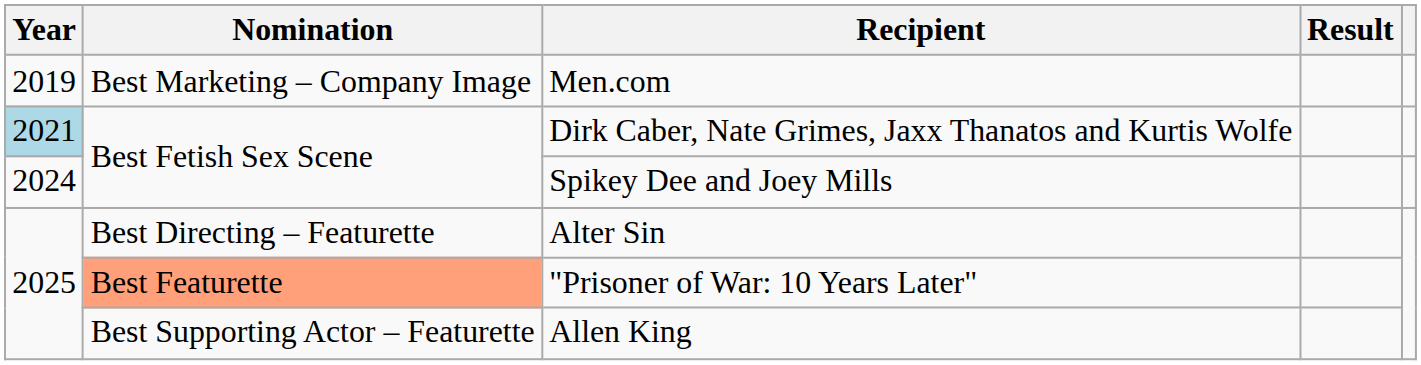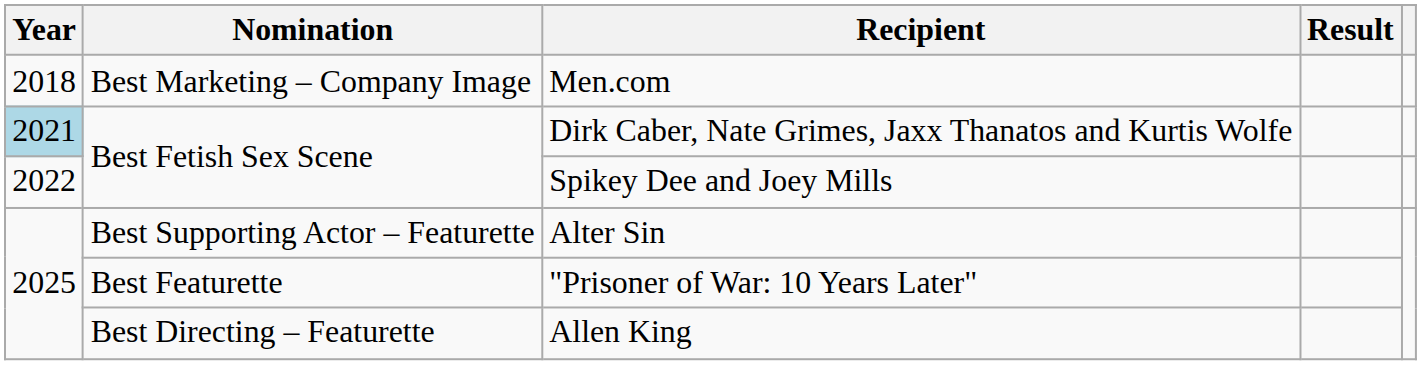(44, 80) 2019 -> (44, 80) 2018
(44, 181) 2024 -> (44, 181) 2022
(263, 231) Best Directing – Featurette -> (313, 231) Best Supporting Actor – Featurette
(187, 282) lightsalmon background -> (187, 282) no background
(313, 332) Best Supporting Actor – Featurette -> (263, 332) Best Directing – Featurette
